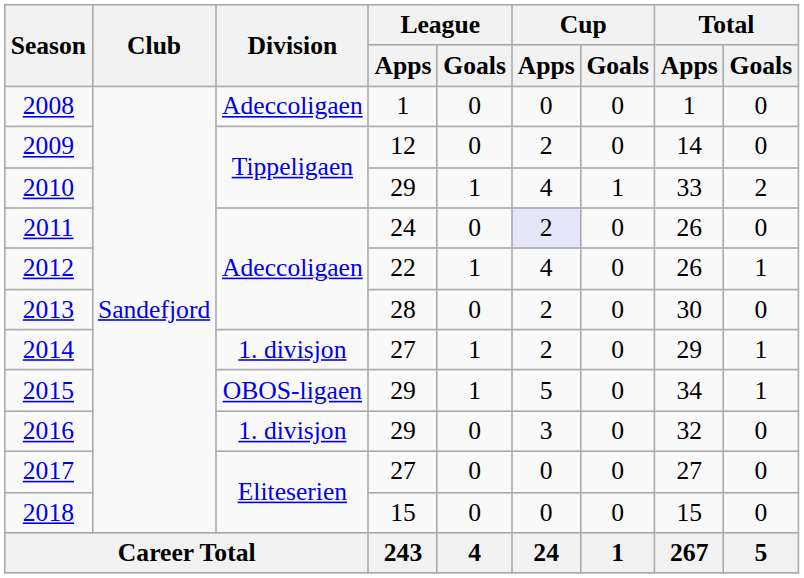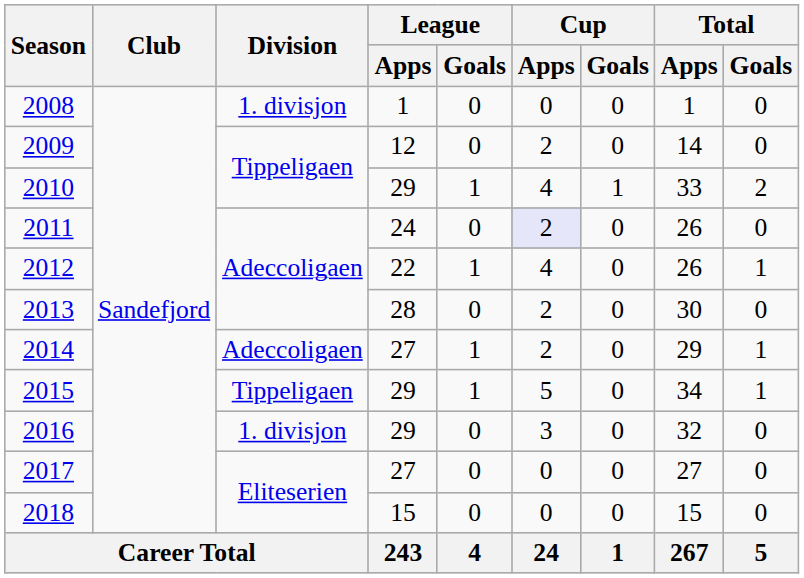(292, 106) Adeccoligaen -> (292, 106) 1. divisjon
(292, 349) 1. divisjon -> (292, 349) Adeccoligaen
(292, 390) OBOS-ligaen -> (292, 390) Tippeligaen
